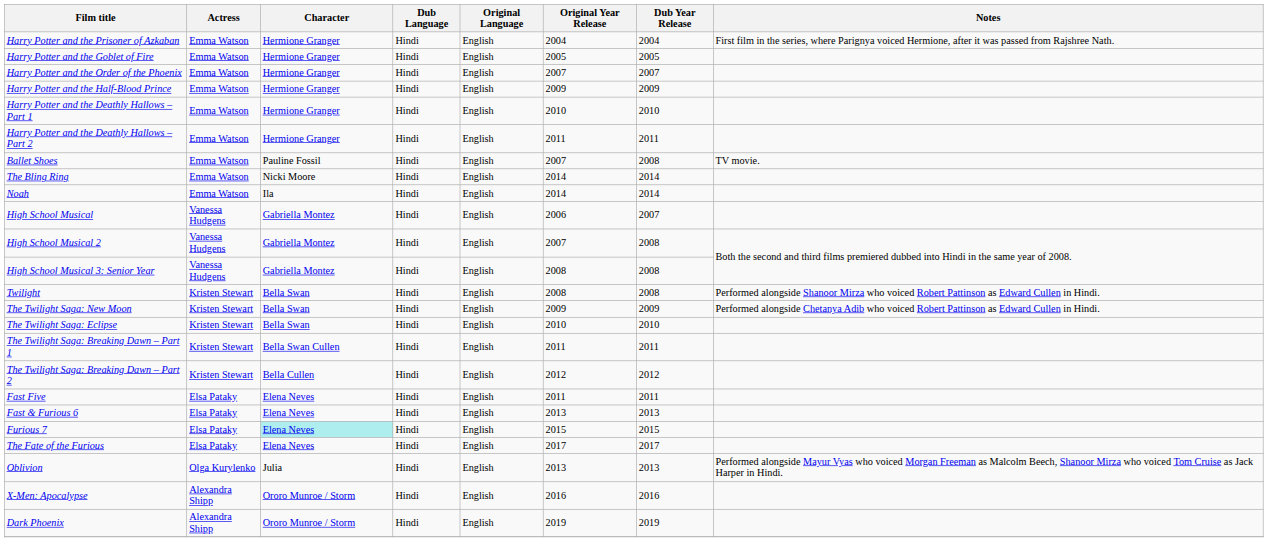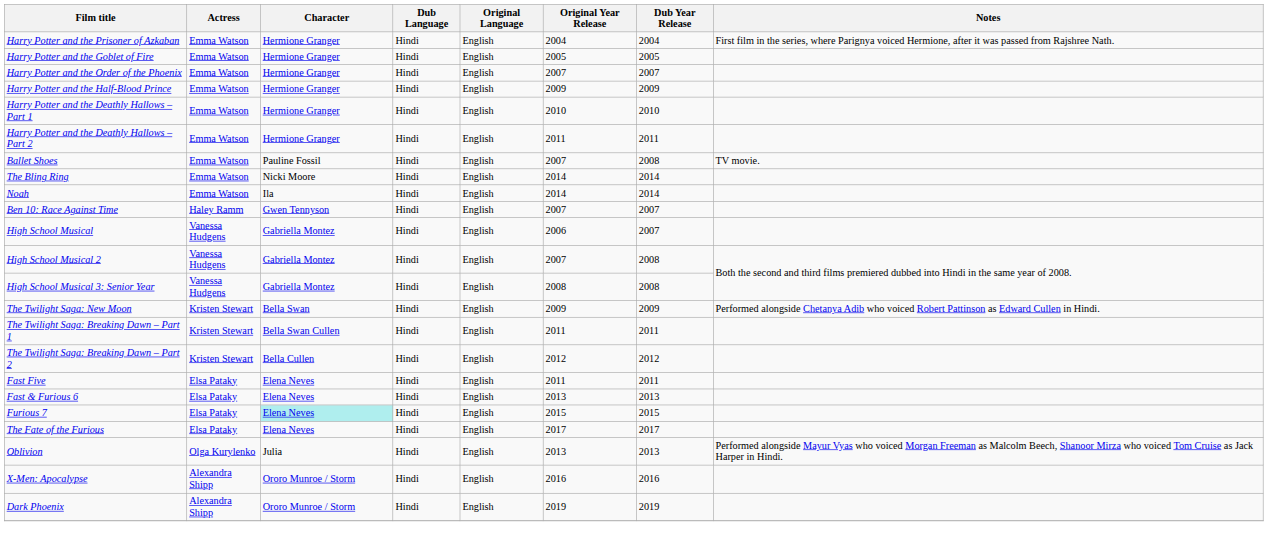+ row: (62, 209)
- row: (23, 292)
- row: (62, 325)
